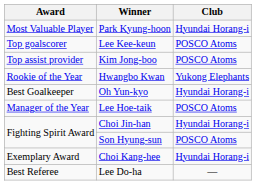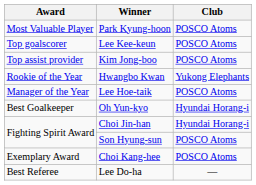(212, 28) Hyundai Horang-i -> (206, 28) POSCO Atoms
rows swapped: (125, 108) <-> (123, 92)
(212, 156) Hyundai Horang-i -> (206, 156) POSCO Atoms
